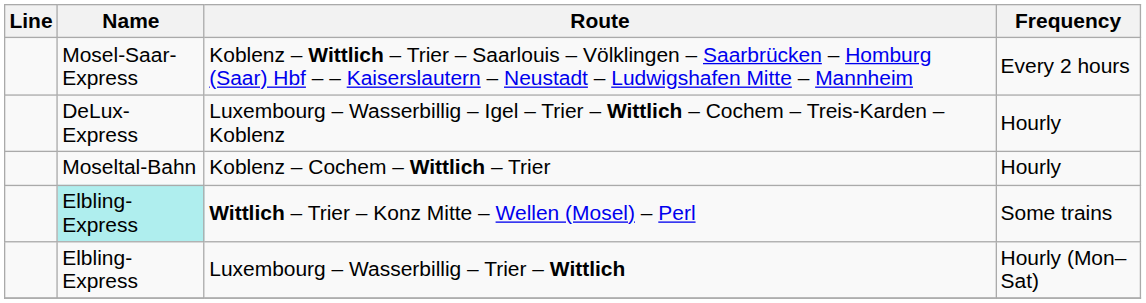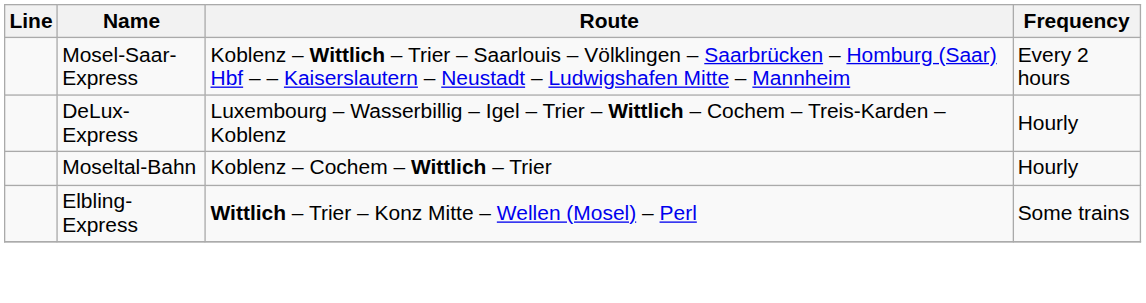(100, 213) paleturquoise background -> (100, 213) no background
- row: (417, 269)
